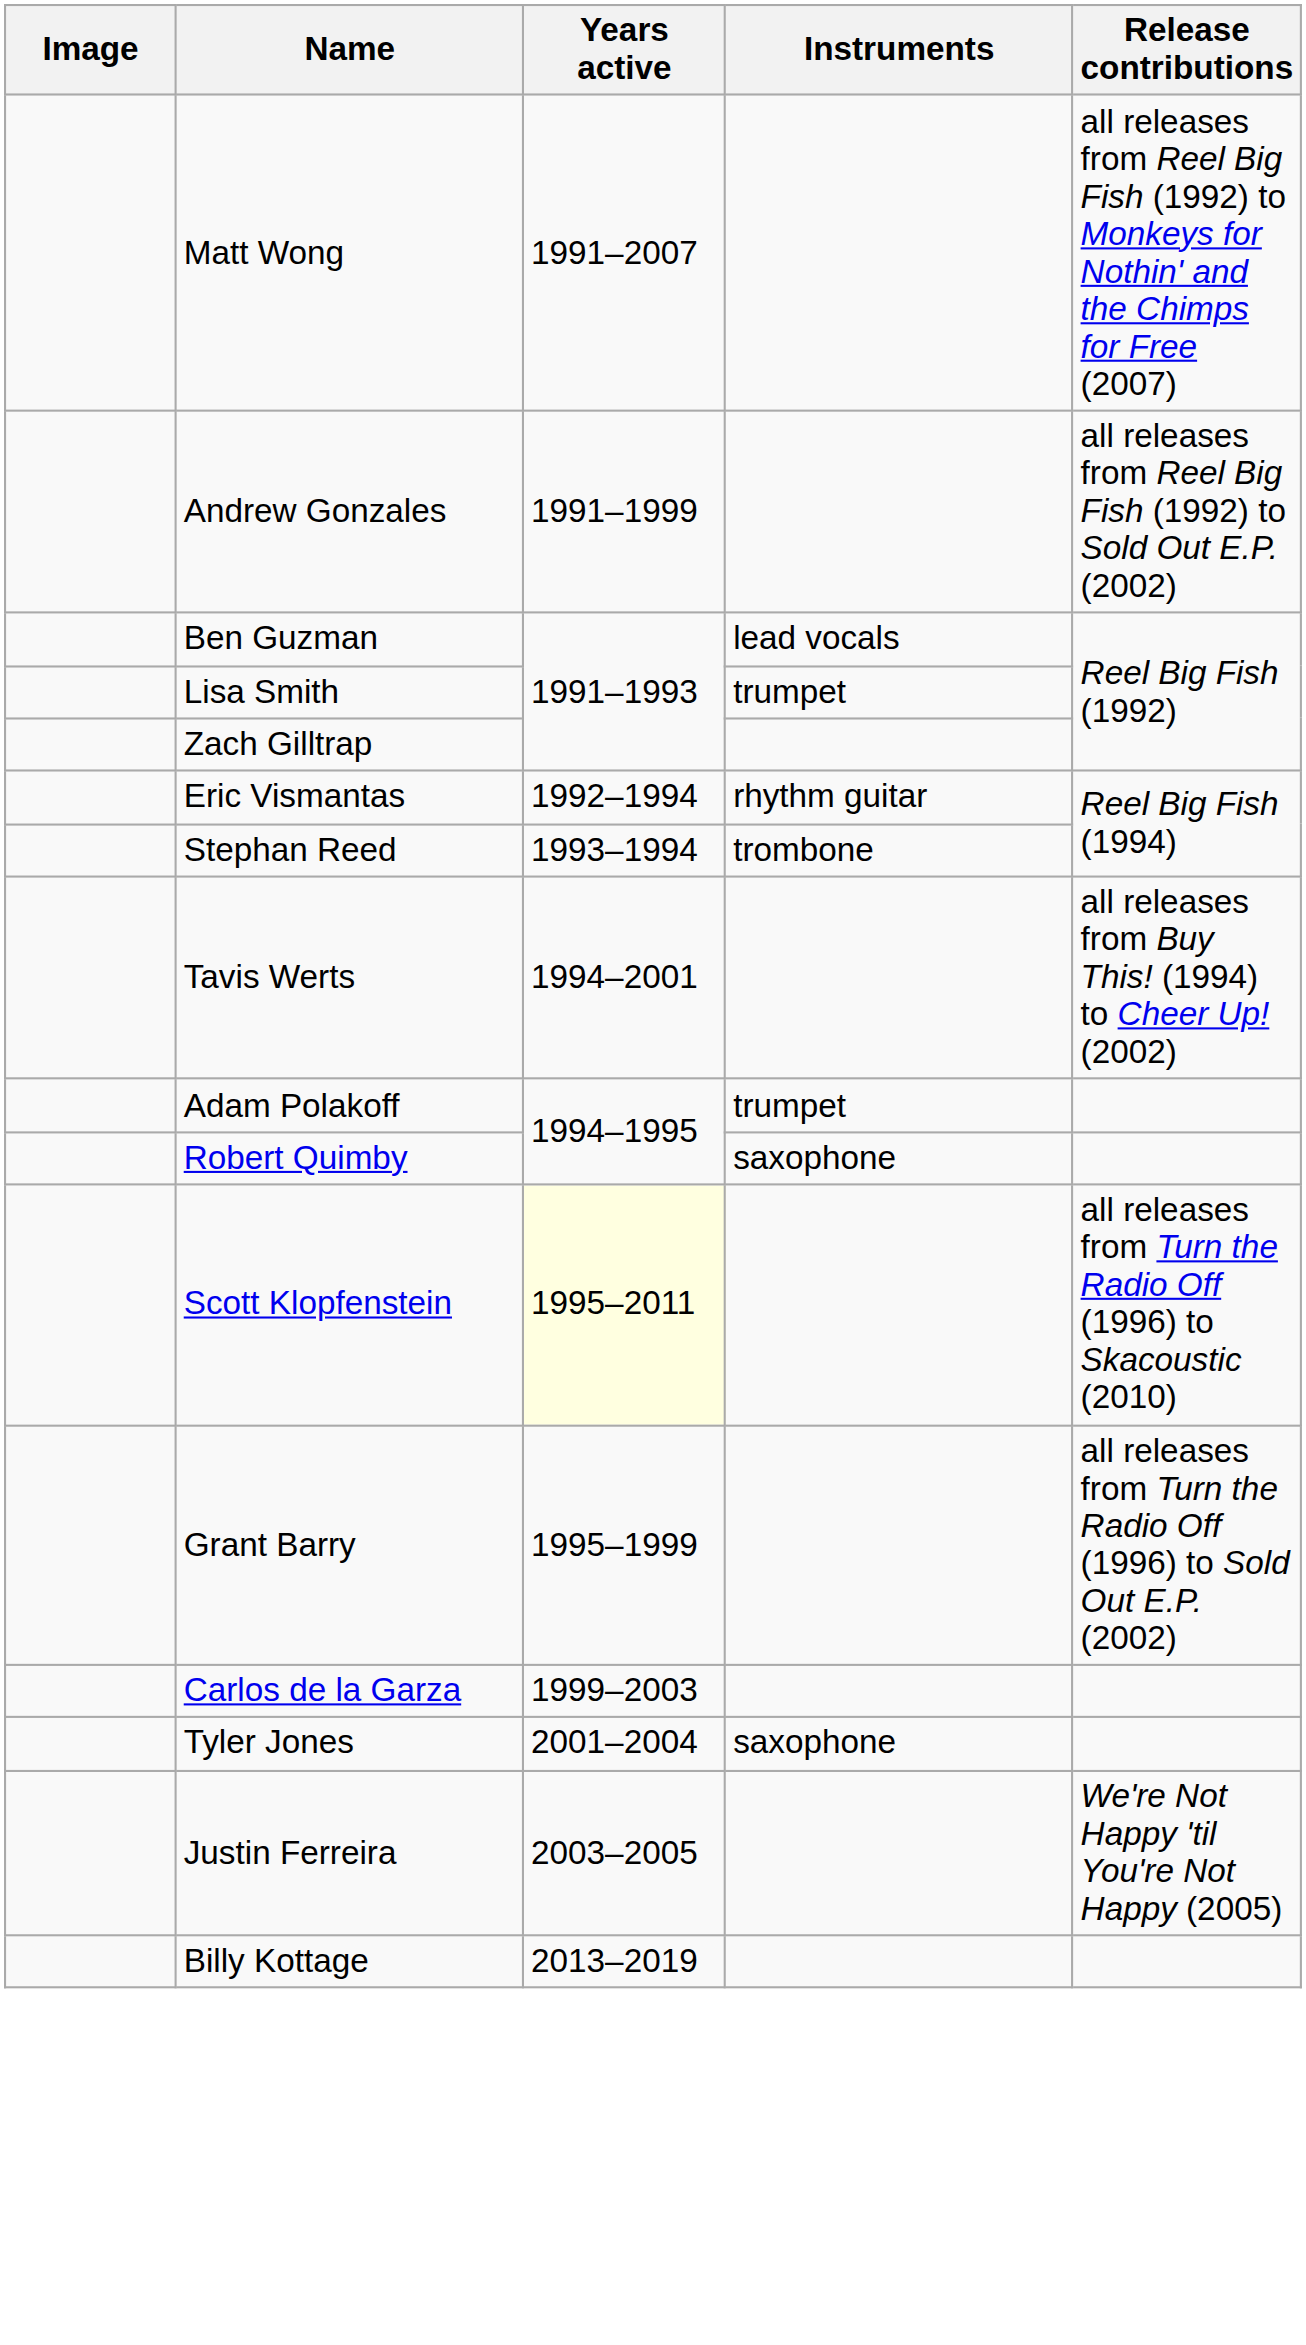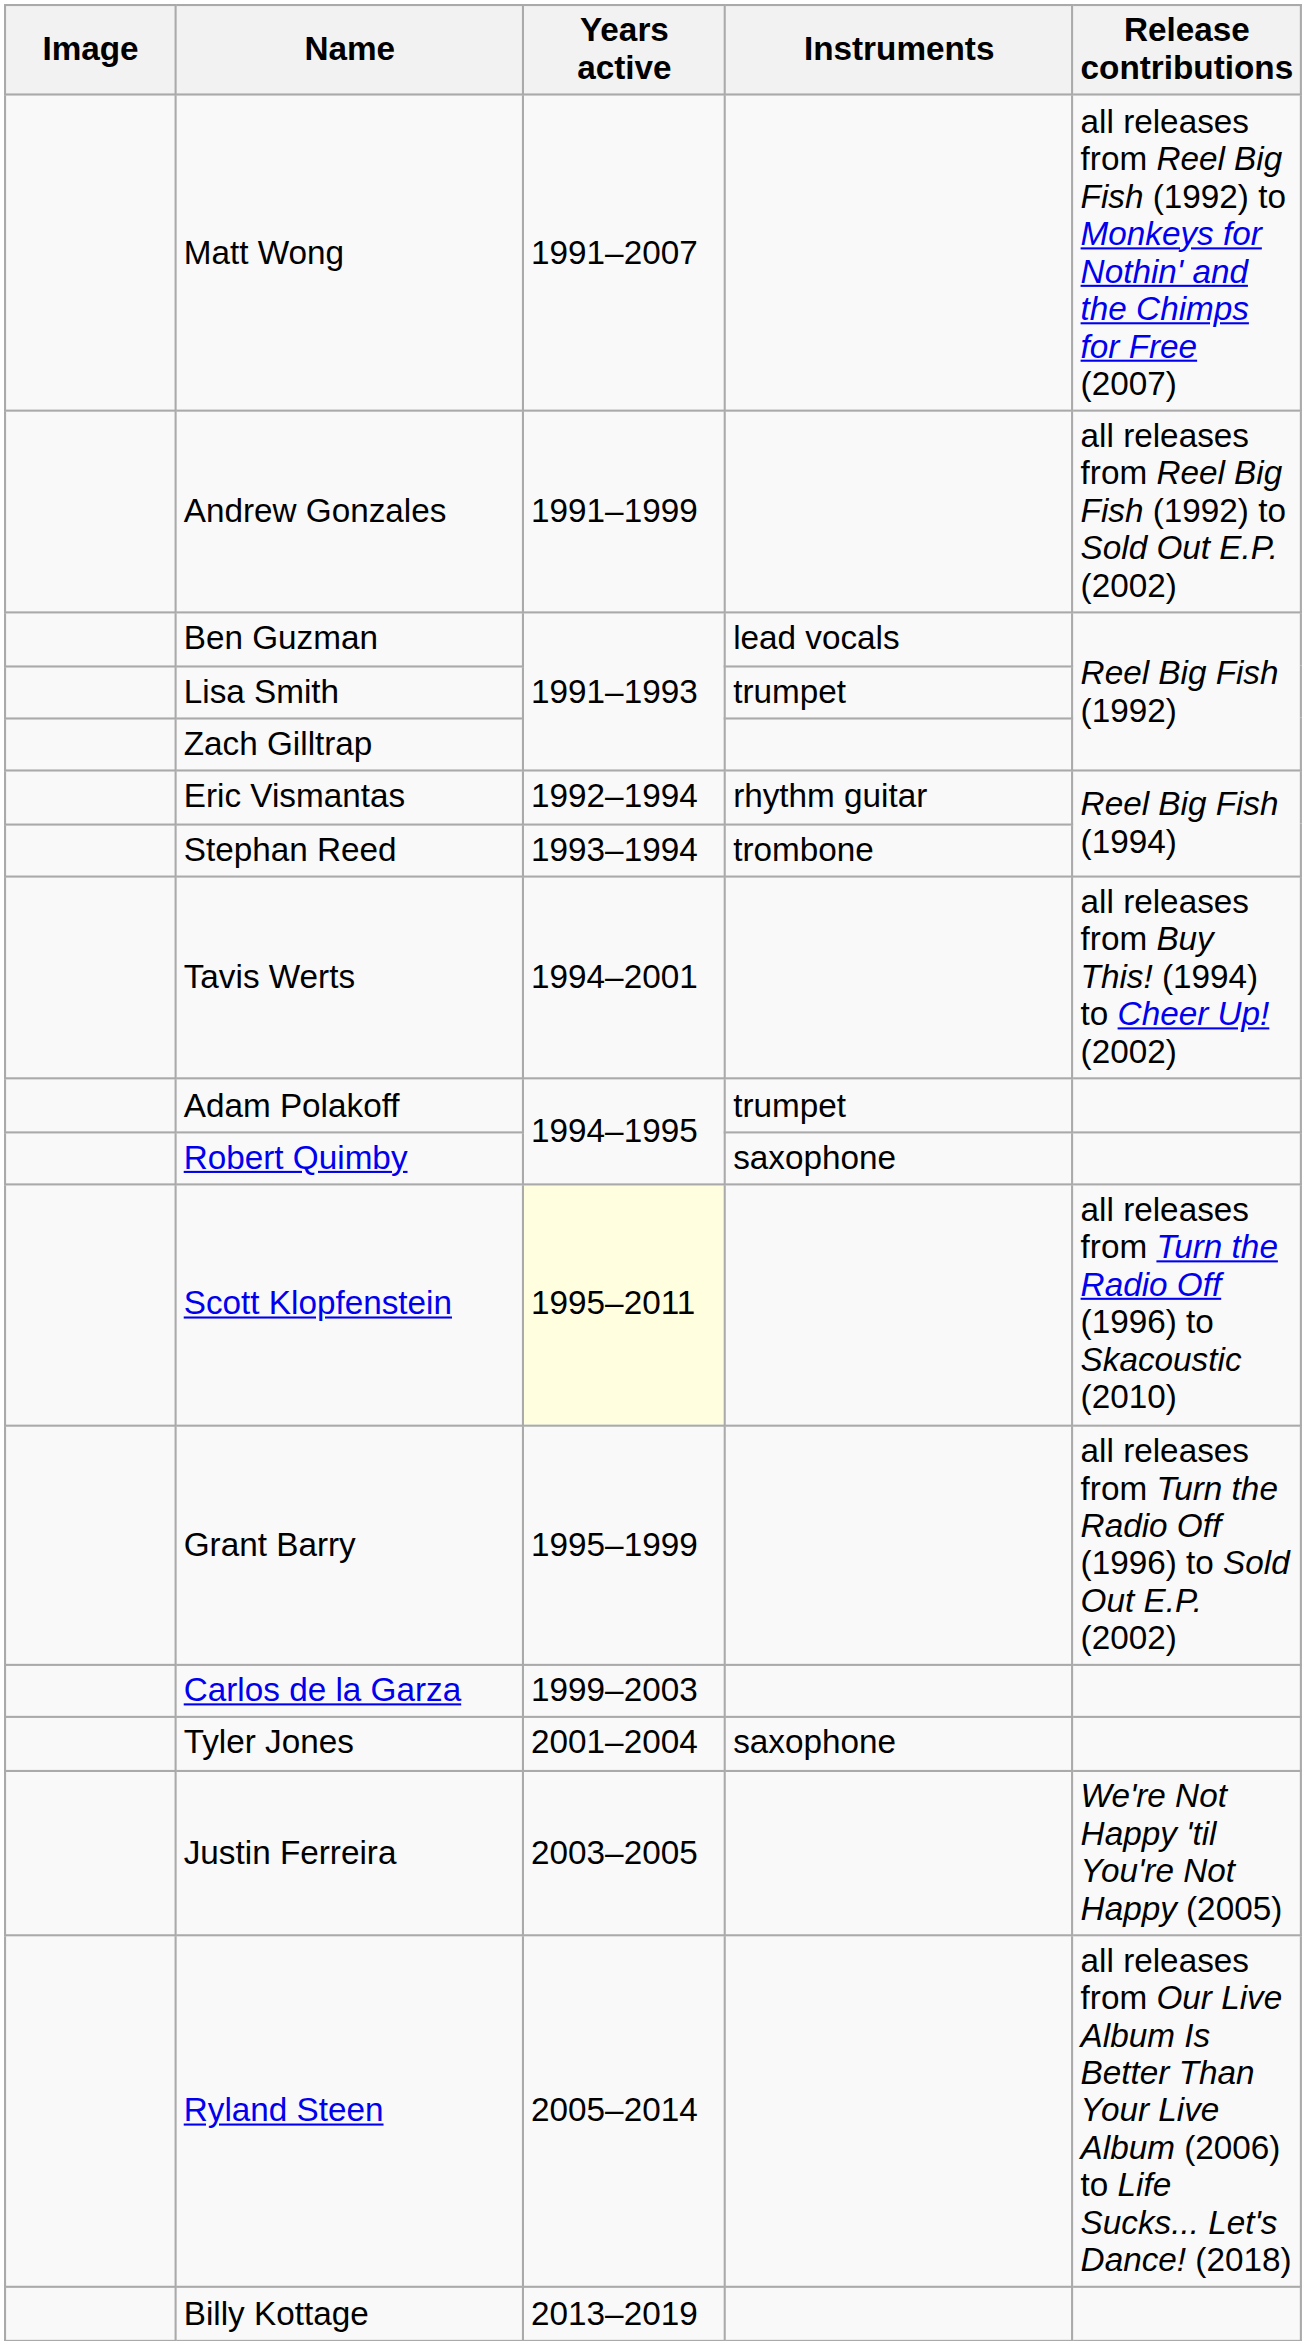+ row: (284, 2110)
